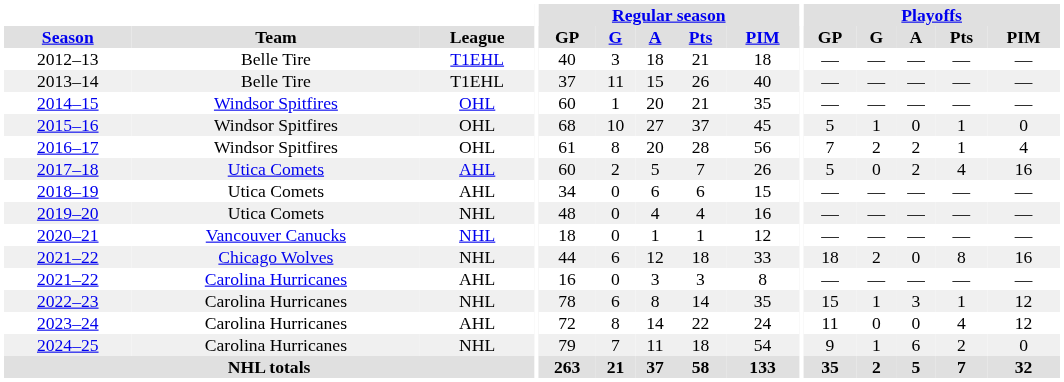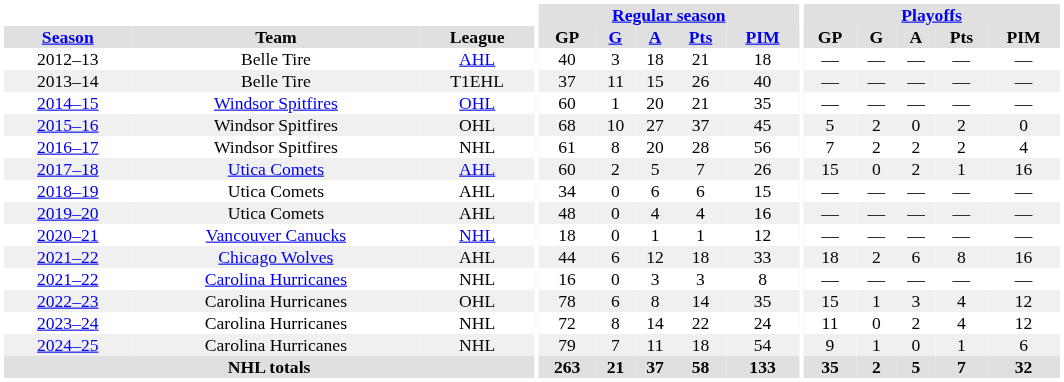(477, 58) T1EHL -> (477, 58) AHL
(876, 124) 1 -> (876, 124) 2
(961, 124) 1 -> (961, 124) 2
(477, 146) OHL -> (477, 146) NHL
(961, 146) 1 -> (961, 146) 2
(830, 168) 5 -> (830, 168) 15
(961, 168) 4 -> (961, 168) 1
(477, 212) NHL -> (477, 212) AHL
(477, 256) NHL -> (477, 256) AHL
(916, 256) 0 -> (916, 256) 6
(477, 278) AHL -> (477, 278) NHL
(477, 300) NHL -> (477, 300) OHL
(961, 300) 1 -> (961, 300) 4
(477, 322) AHL -> (477, 322) NHL
(916, 322) 0 -> (916, 322) 2
(916, 344) 6 -> (916, 344) 0
(961, 344) 2 -> (961, 344) 1
(1024, 344) 0 -> (1024, 344) 6
